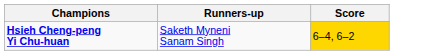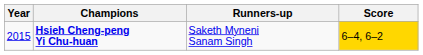+ column: (19, 13)
